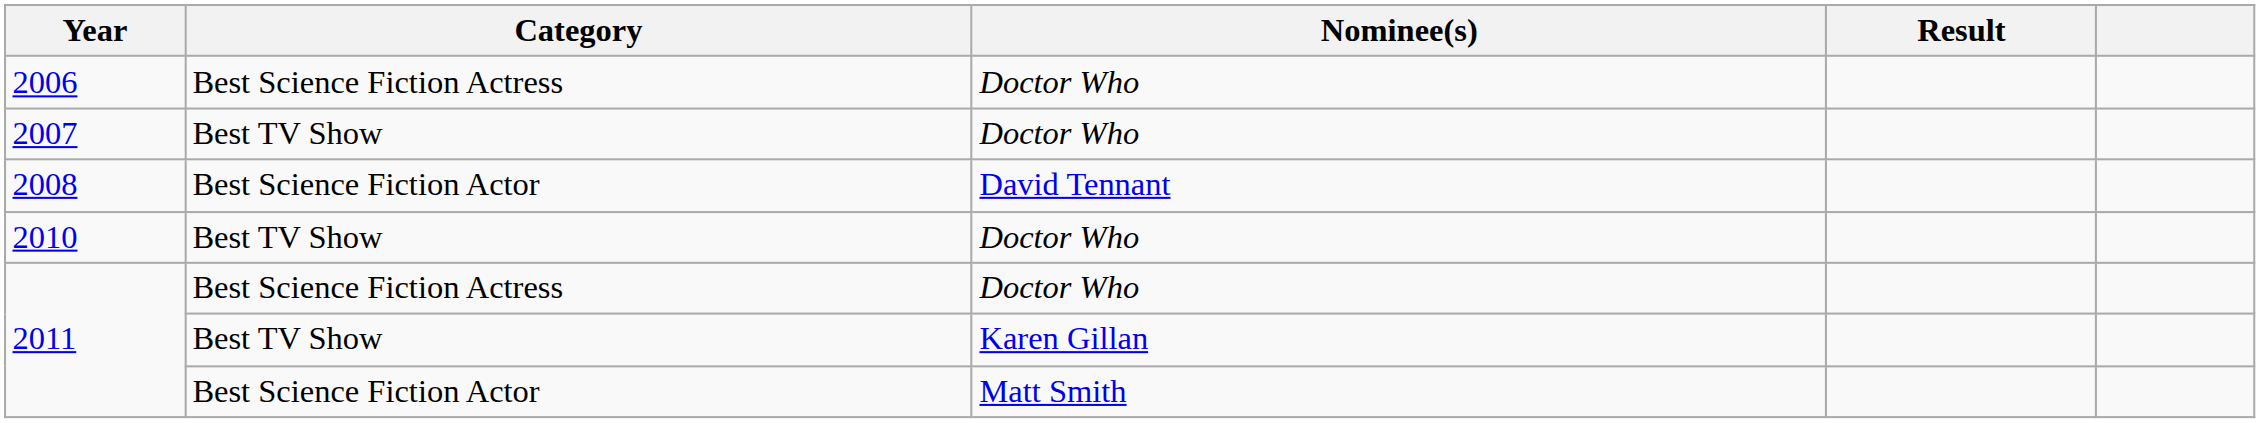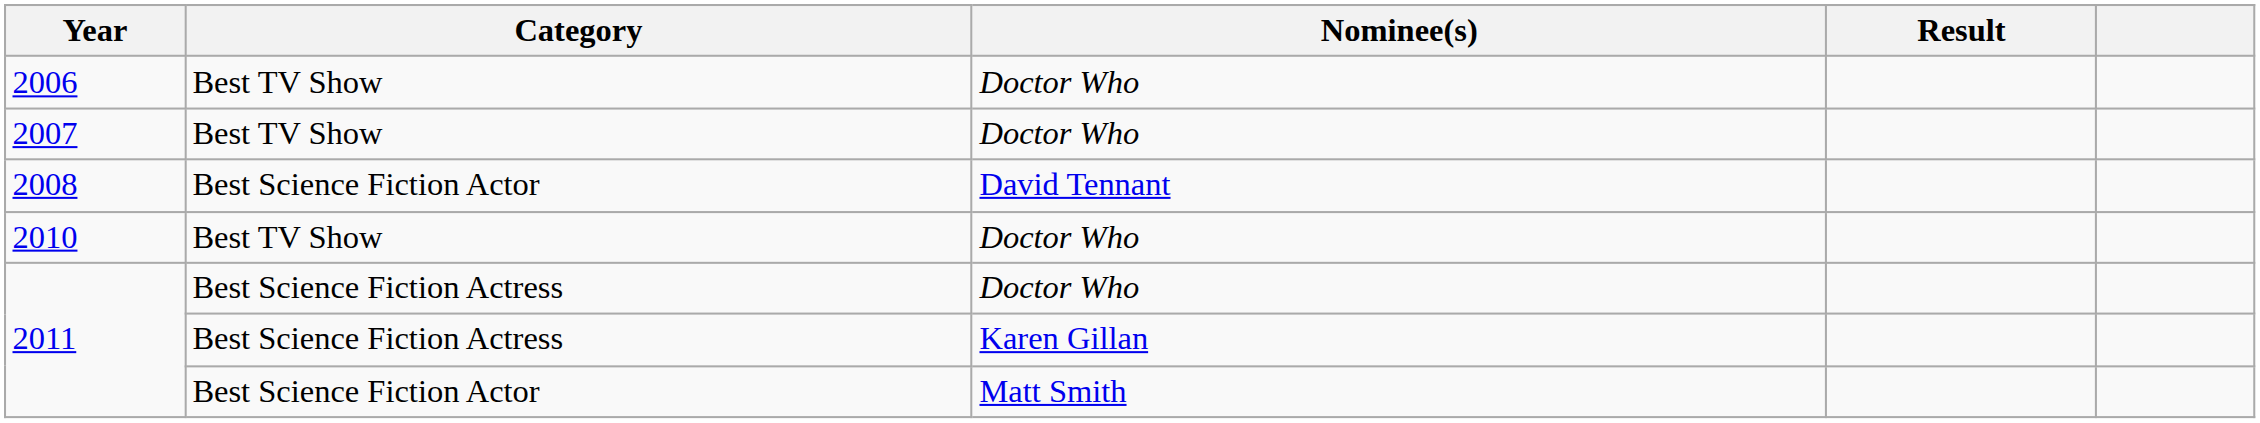(378, 81) Best Science Fiction Actress -> (287, 81) Best TV Show
(287, 339) Best TV Show -> (378, 339) Best Science Fiction Actress
